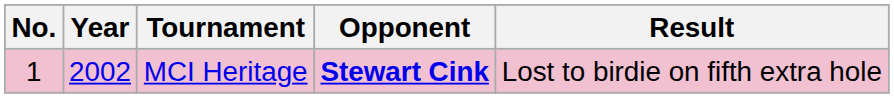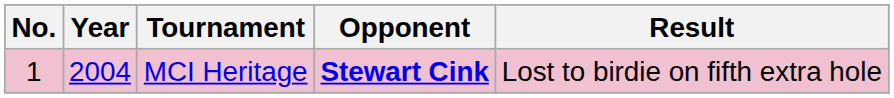(100, 71) 2002 -> (100, 71) 2004
